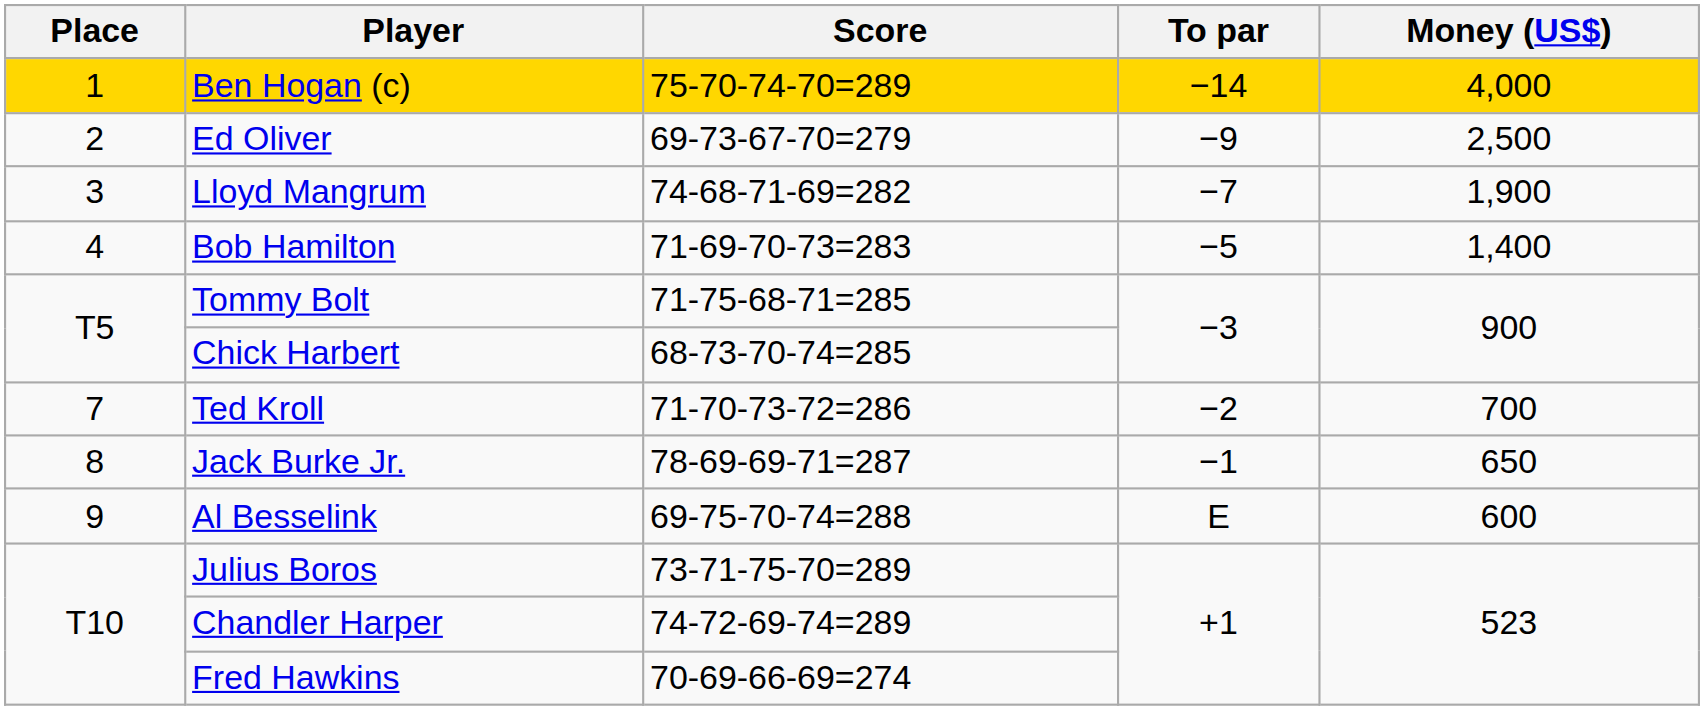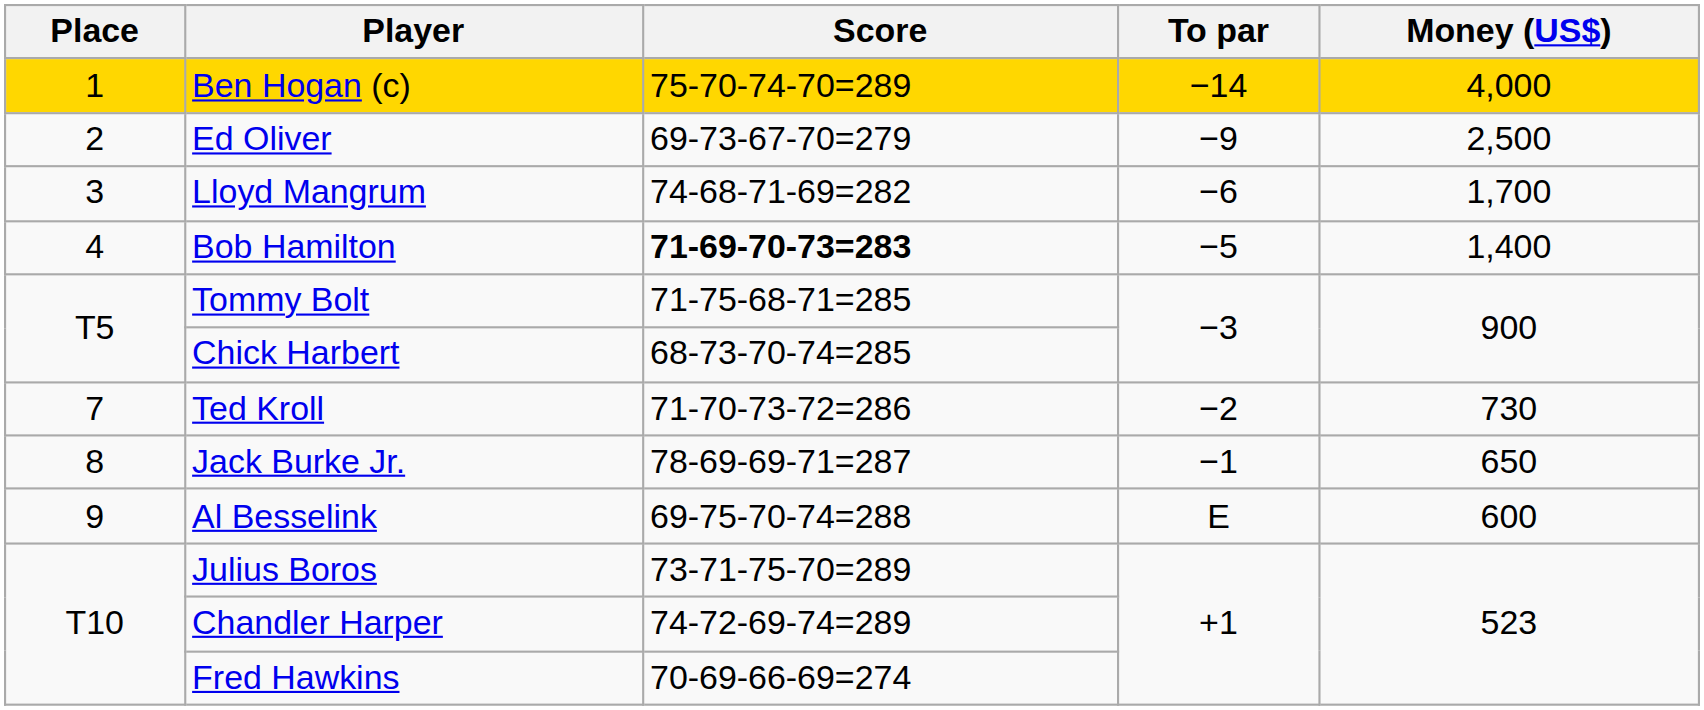(1218, 192) −7 -> (1218, 192) −6
(1509, 192) 1,900 -> (1509, 192) 1,700
(781, 246) normal -> (781, 246) bold
(1509, 407) 700 -> (1509, 407) 730
